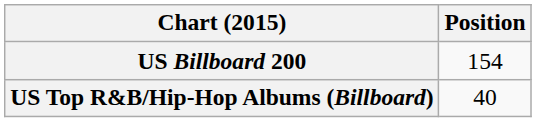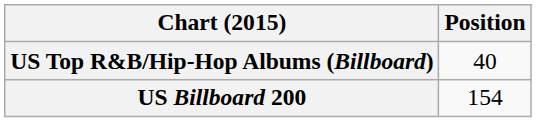rows swapped: (222, 60) <-> (222, 97)
